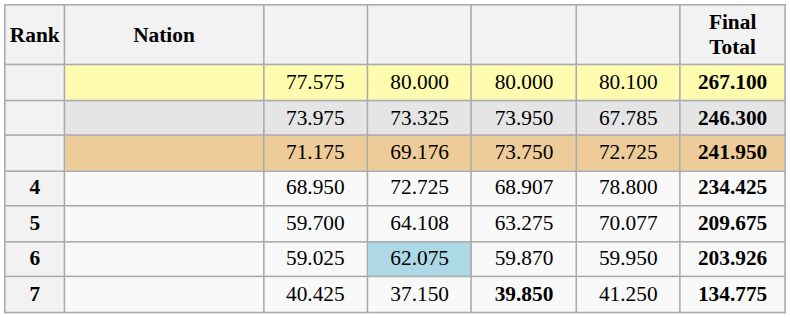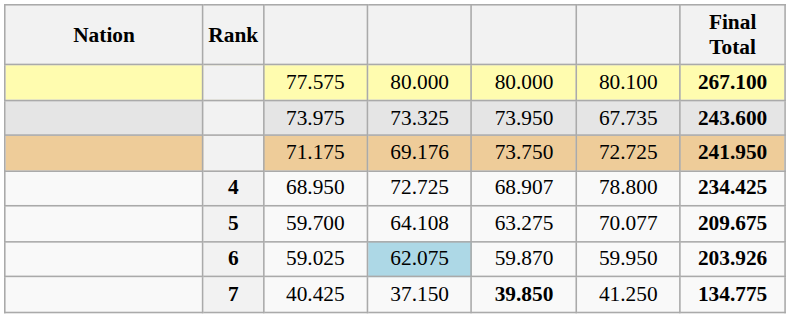columns swapped: (35, 34) <-> (164, 34)
(628, 117) 67.785 -> (628, 117) 67.735
(733, 117) 246.300 -> (733, 117) 243.600
